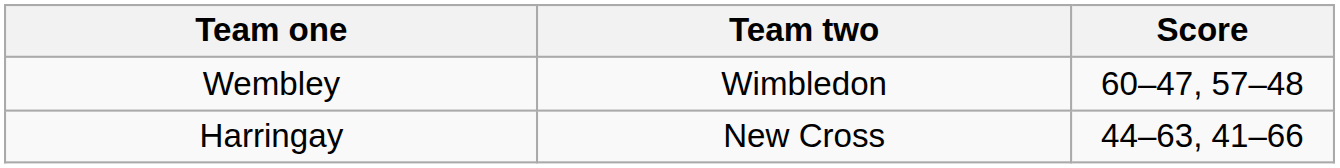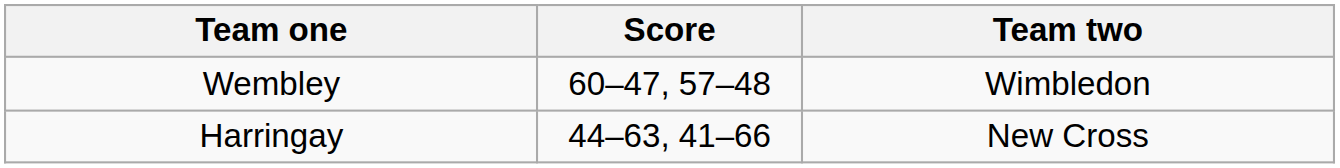columns swapped: (1202, 30) <-> (804, 30)
